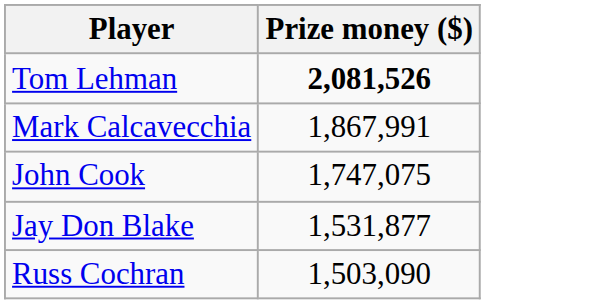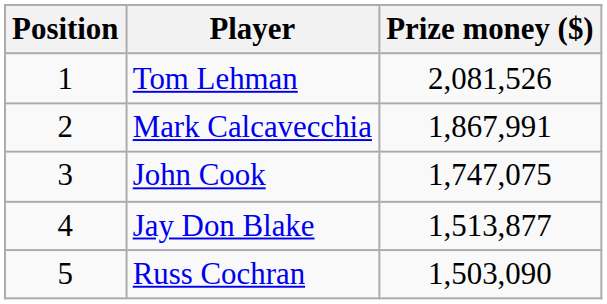+ column: (65, 28)
(369, 77) bold -> (490, 77) normal
(369, 224) 1,531,877 -> (490, 224) 1,513,877
